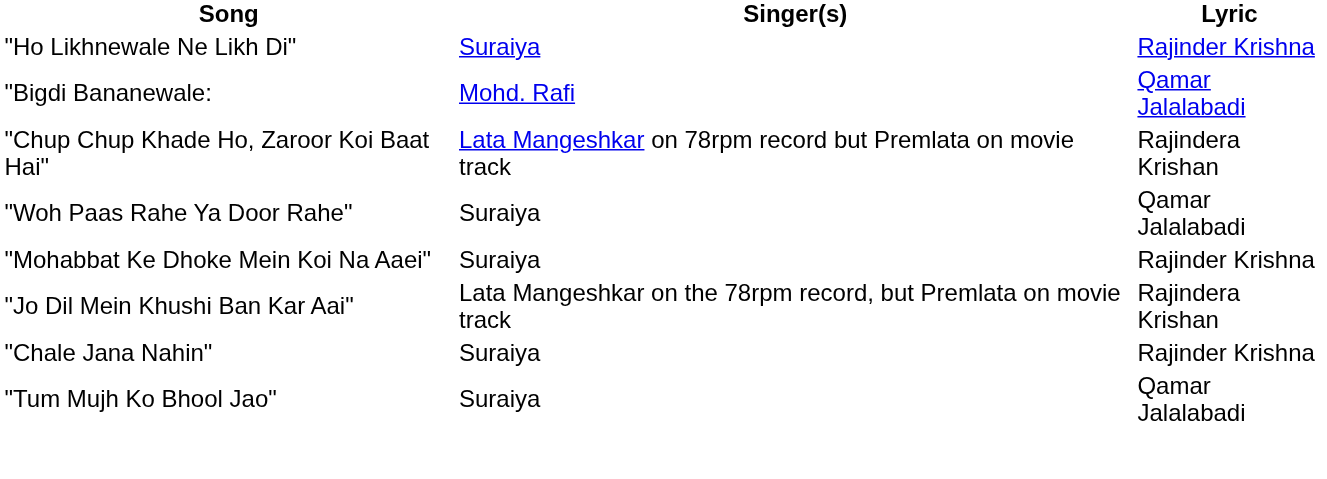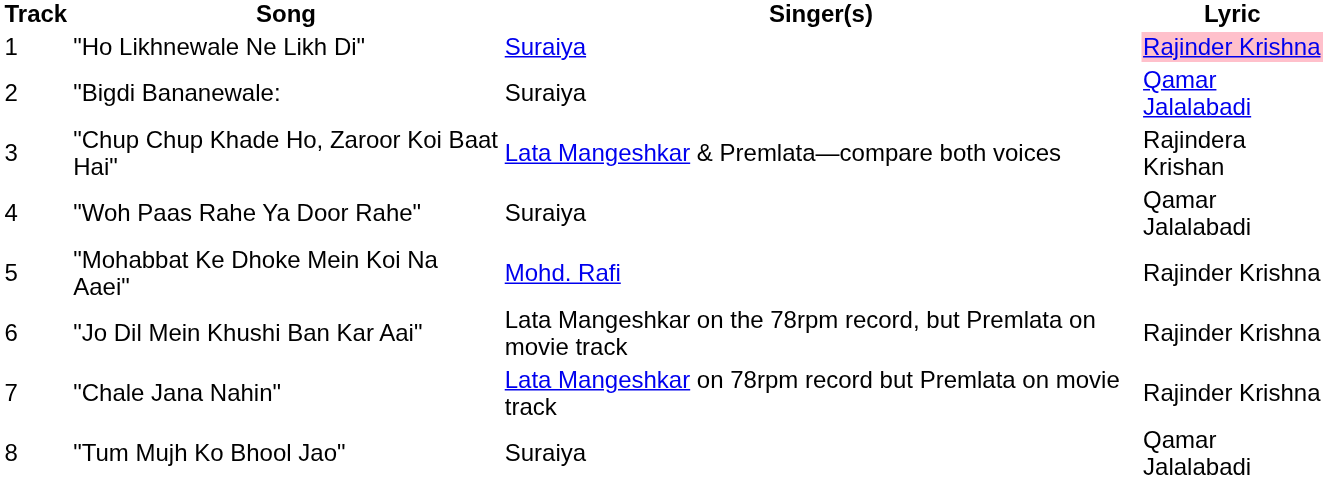+ column: (36, 13)
(1226, 46) no background -> (1232, 46) pink background
(517, 93) Mohd. Rafi -> (545, 93) Suraiya
(766, 153) Lata Mangeshkar on 78rpm record but Premlata on movie track -> (783, 153) Lata Mangeshkar & Premlata—compare both voices
(500, 259) Suraiya -> (563, 273) Mohd. Rafi
(1189, 306) Rajindera Krishan -> (1232, 333) Rajinder Krishna
(500, 352) Suraiya -> (812, 393) Lata Mangeshkar on 78rpm record but Premlata on movie track
